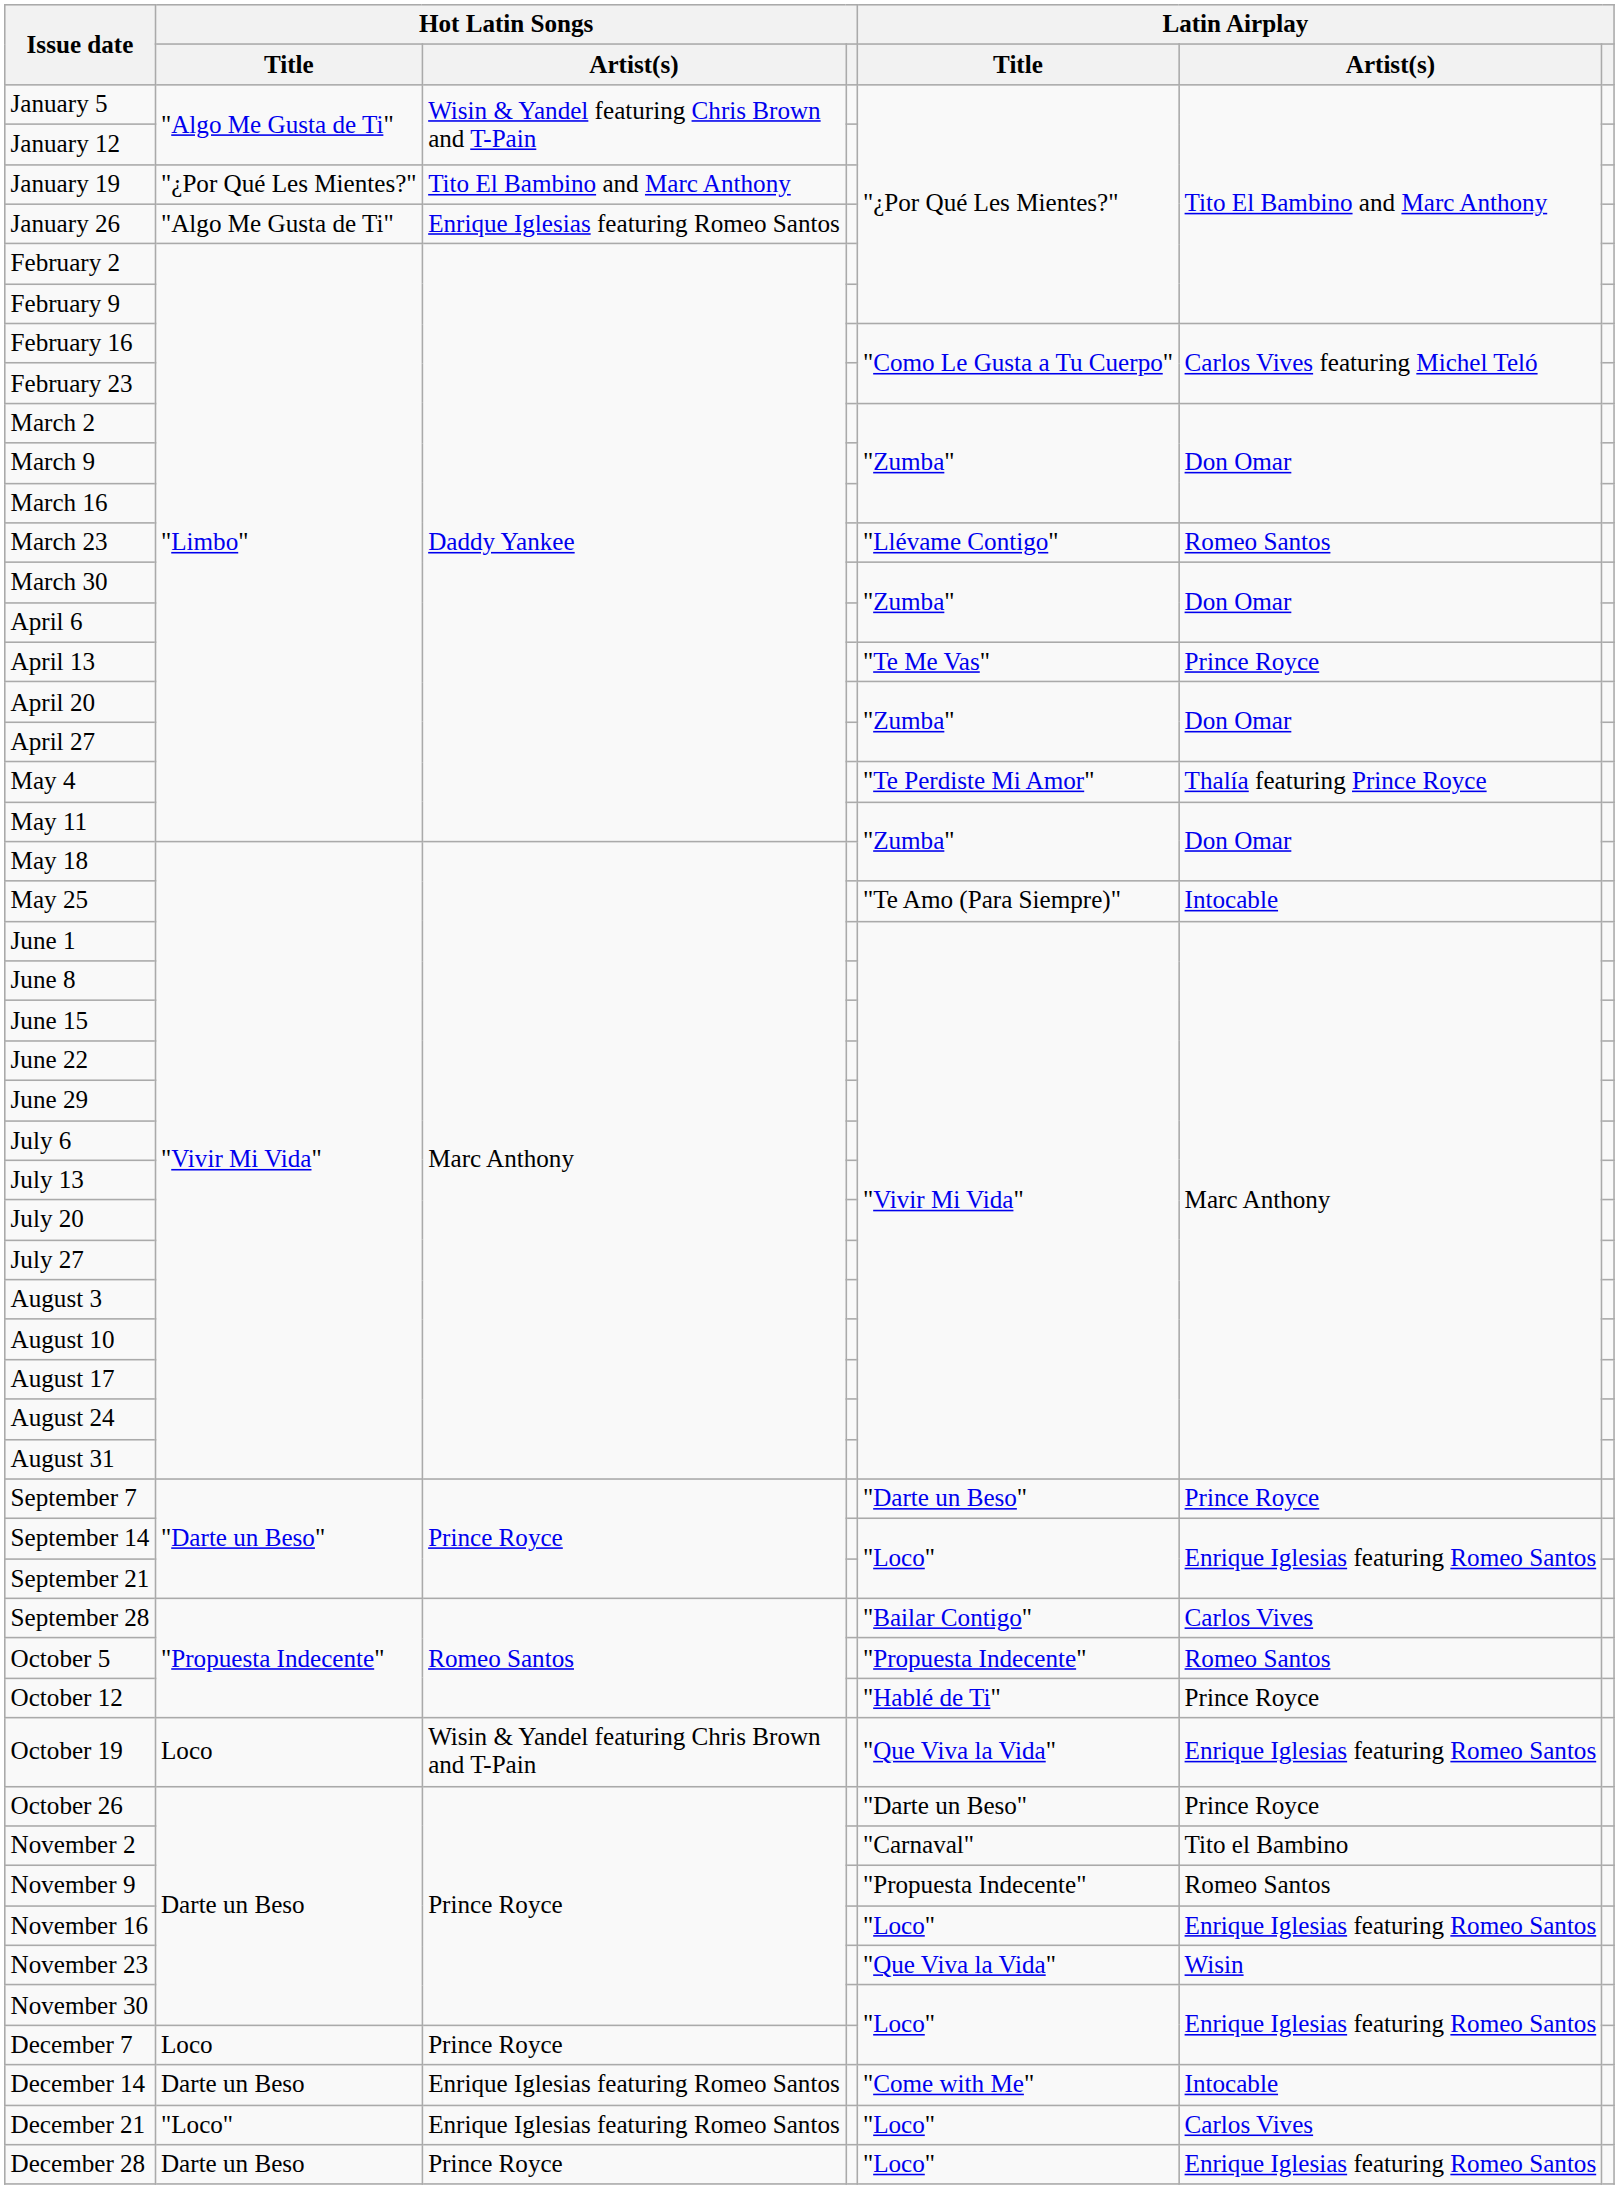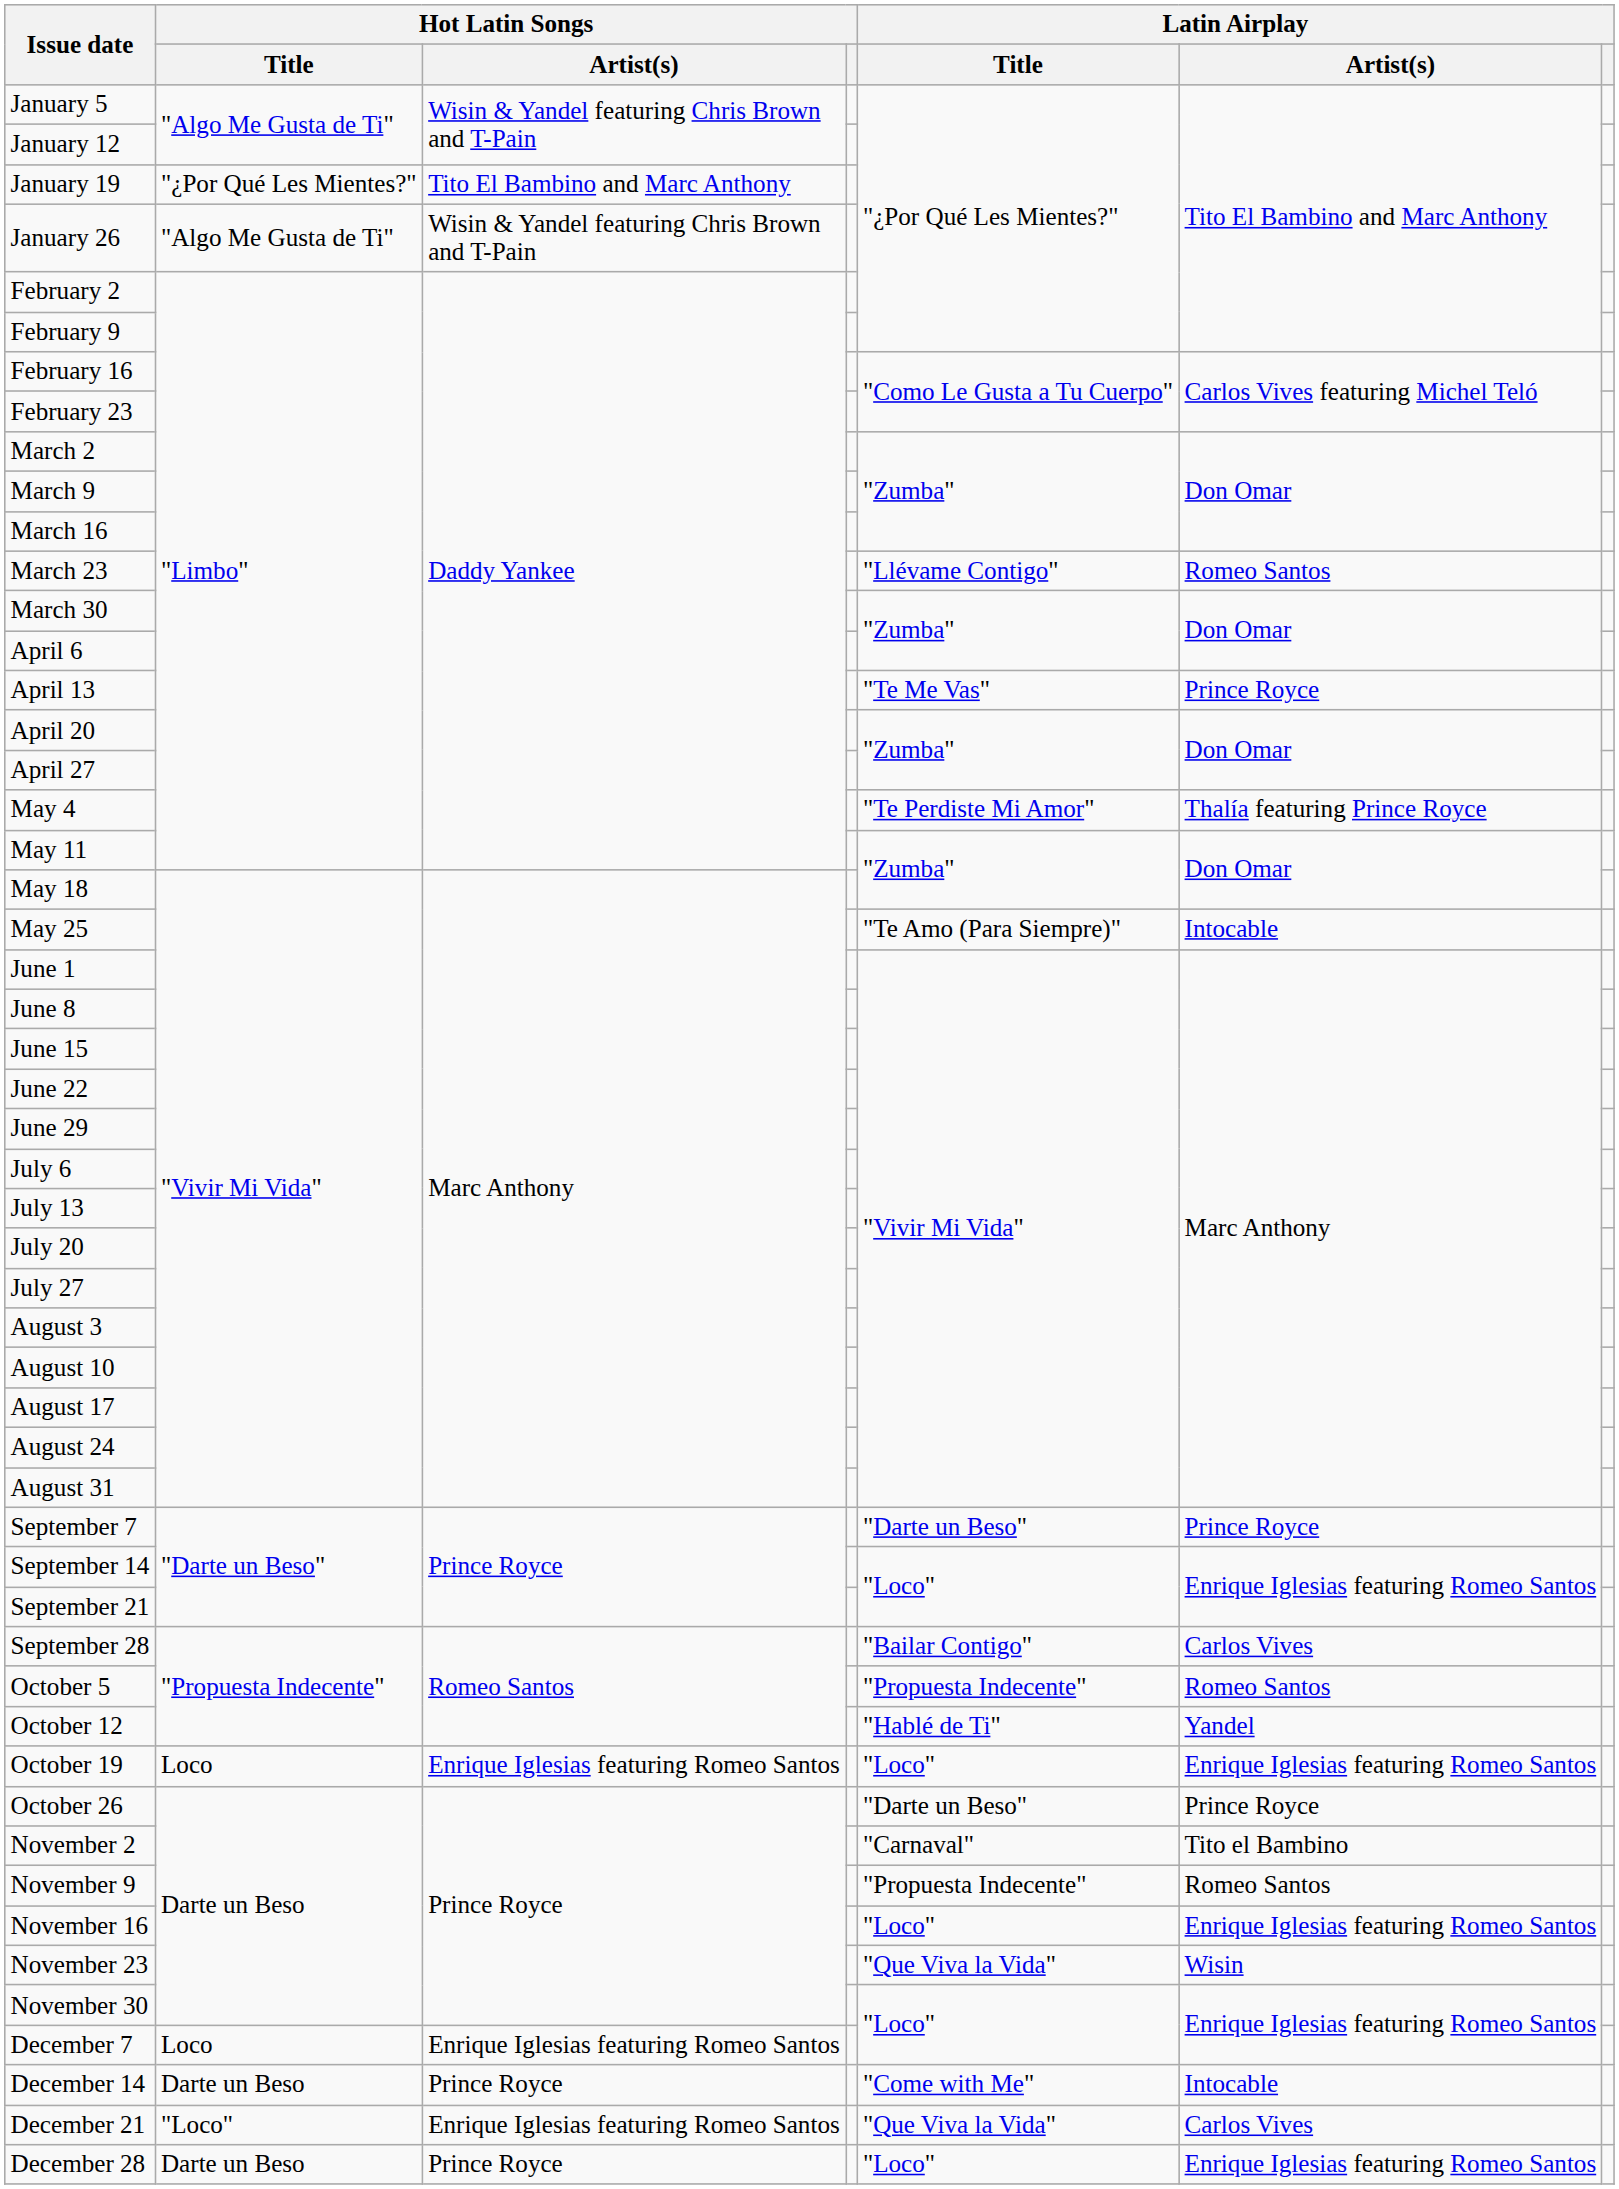(634, 223) Enrique Iglesias featuring Romeo Santos -> (624, 237) Wisin & Yandel featuring Chris Brown and T-Pain
(1252, 1697) Prince Royce -> (1220, 1725) Yandel
(624, 1751) Wisin & Yandel featuring Chris Brown and T-Pain -> (634, 1765) Enrique Iglesias featuring Romeo Santos
(959, 1751) "Que Viva la Vida" -> (899, 1765) "Loco"
(495, 2044) Prince Royce -> (634, 2044) Enrique Iglesias featuring Romeo Santos
(634, 2084) Enrique Iglesias featuring Romeo Santos -> (495, 2084) Prince Royce
(899, 2124) "Loco" -> (959, 2124) "Que Viva la Vida"
